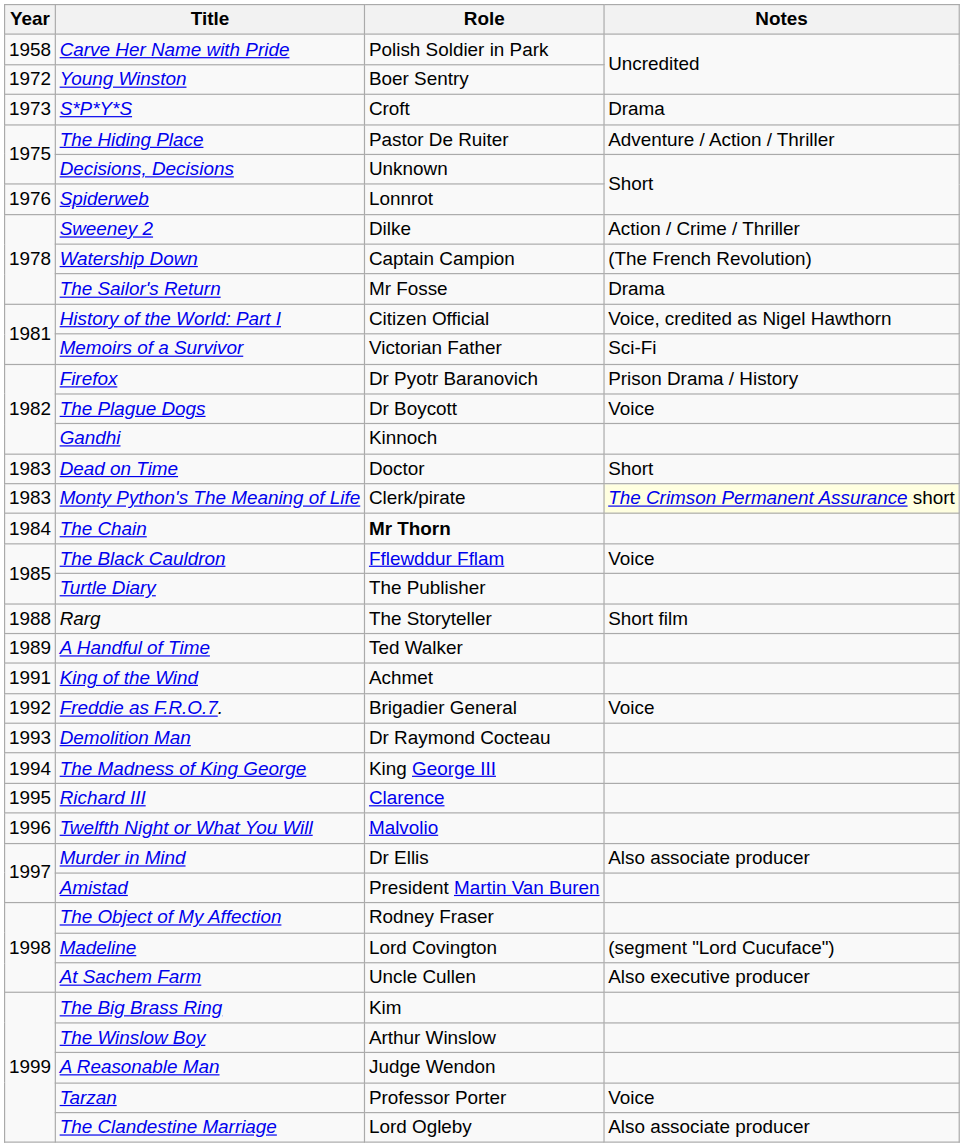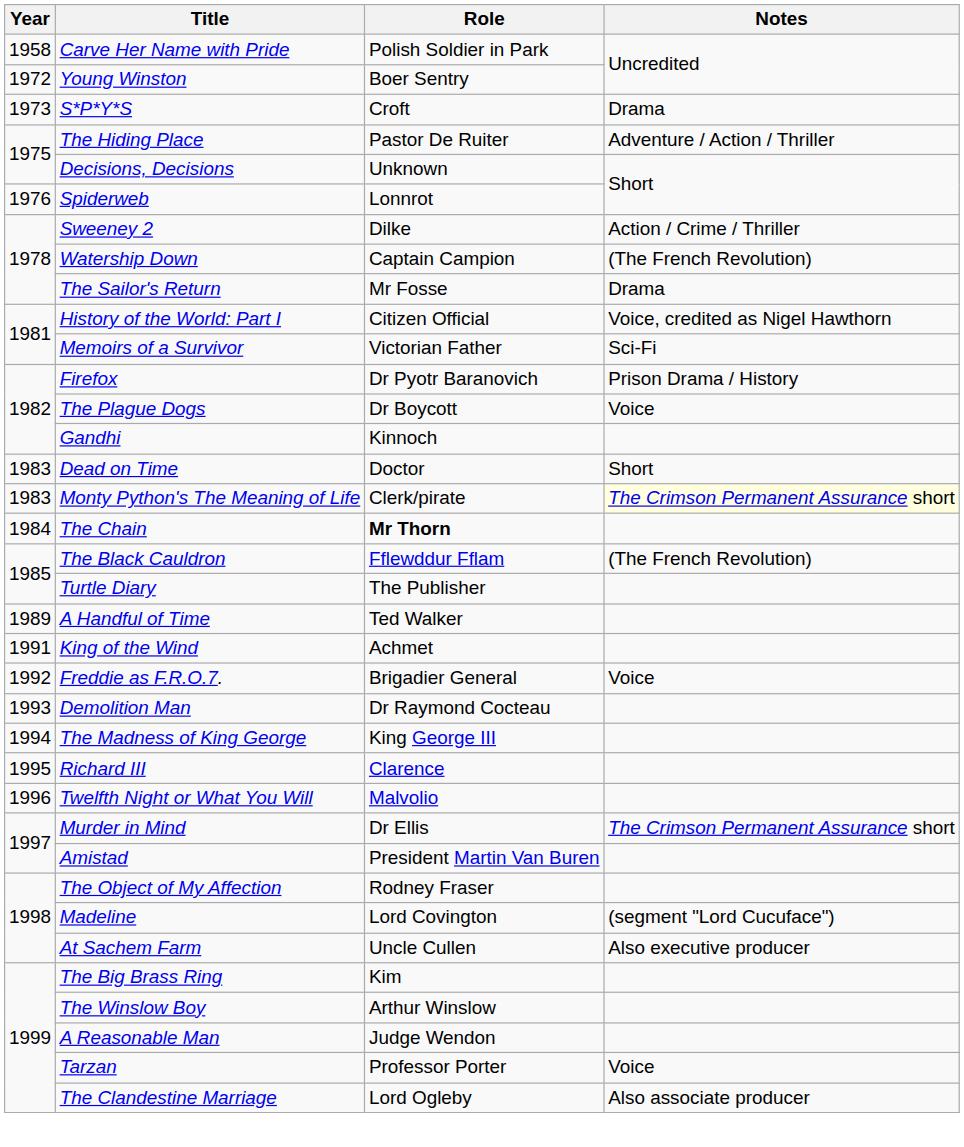(631, 558) Voice -> (710, 558) (The French Revolution)
- row: (80, 618)
(709, 857) Also associate producer -> (782, 827) The Crimson Permanent Assurance short
